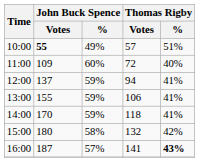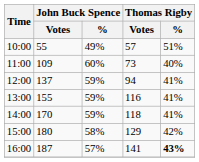(42, 47) bold -> (42, 47) normal
(130, 64) 72 -> (130, 64) 73
(133, 98) 106 -> (133, 98) 116
(133, 132) 132 -> (133, 132) 129
